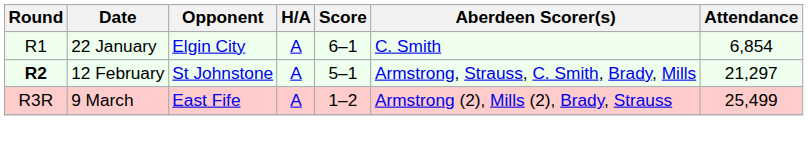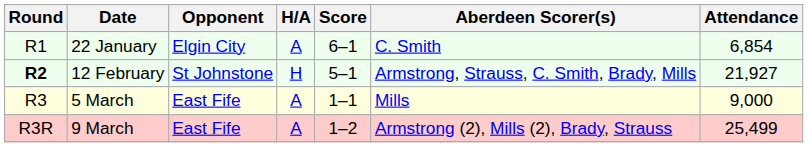(296, 73) A -> (296, 73) H
(751, 73) 21,297 -> (751, 73) 21,927
+ row: (102, 100)
